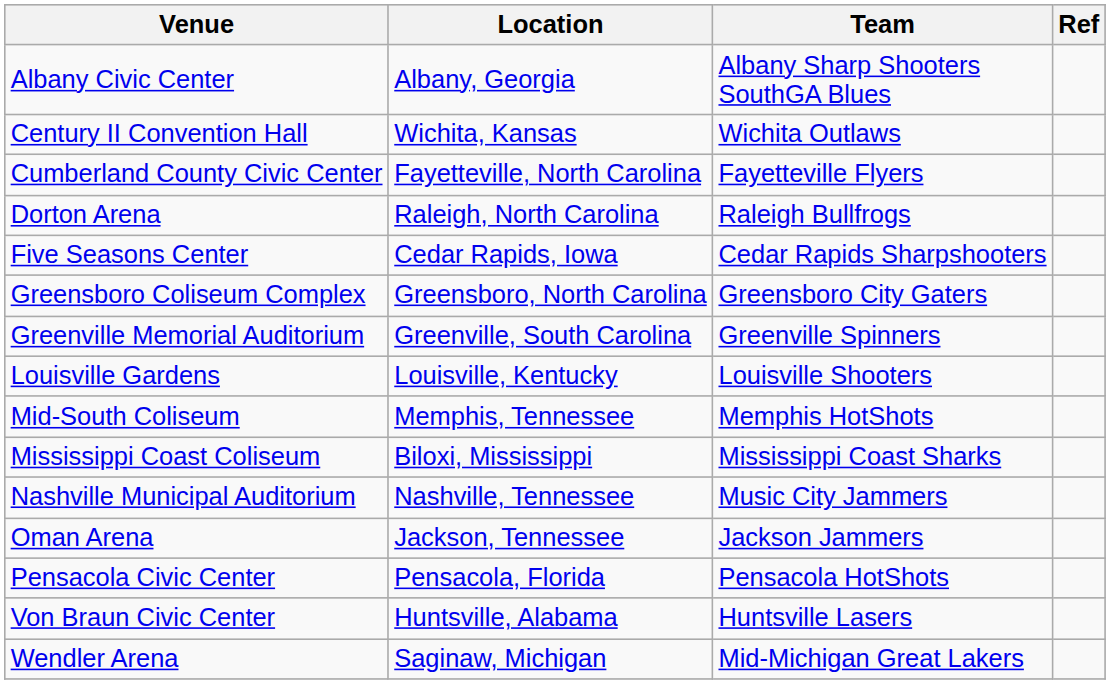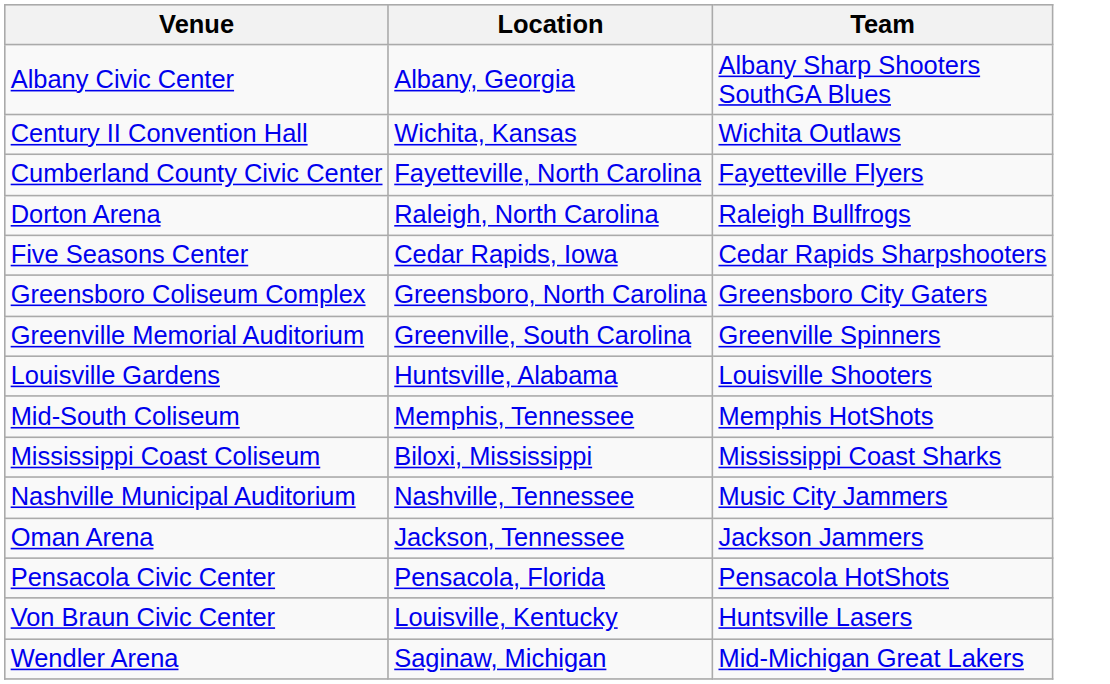- column: (1079, 24)
(506, 376) Louisville, Kentucky -> (506, 376) Huntsville, Alabama
(506, 618) Huntsville, Alabama -> (506, 618) Louisville, Kentucky
